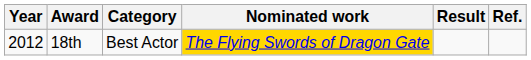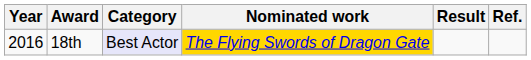(26, 42) 2012 -> (26, 42) 2016
(142, 42) no background -> (142, 42) lavender background
